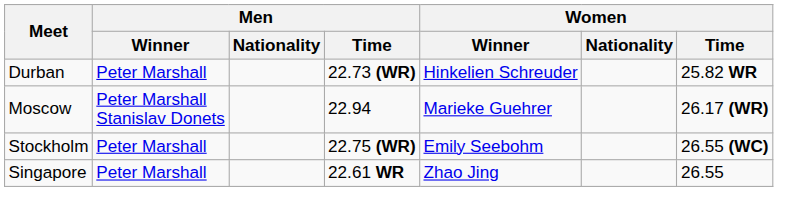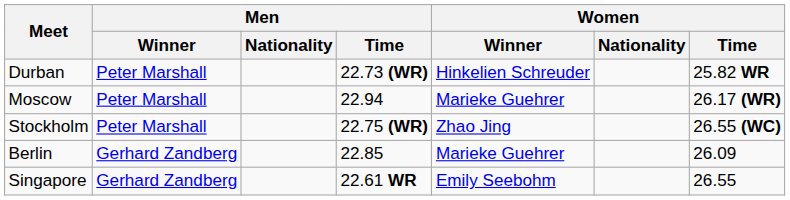(161, 109) Peter Marshall Stanislav Donets -> (151, 99) Peter Marshall
(483, 145) Emily Seebohm -> (473, 126) Zhao Jing
+ row: (30, 153)
(151, 173) Peter Marshall -> (167, 180) Gerhard Zandberg
(461, 173) Zhao Jing -> (496, 180) Emily Seebohm
